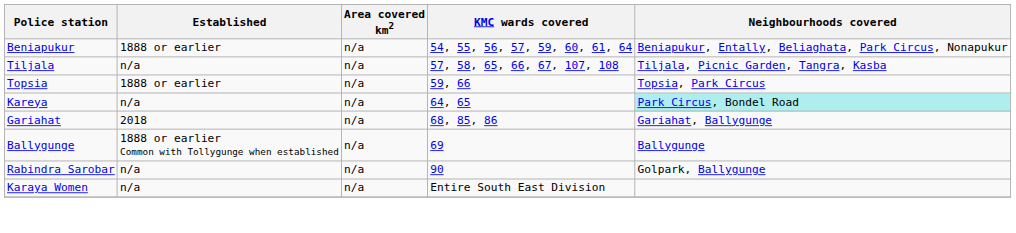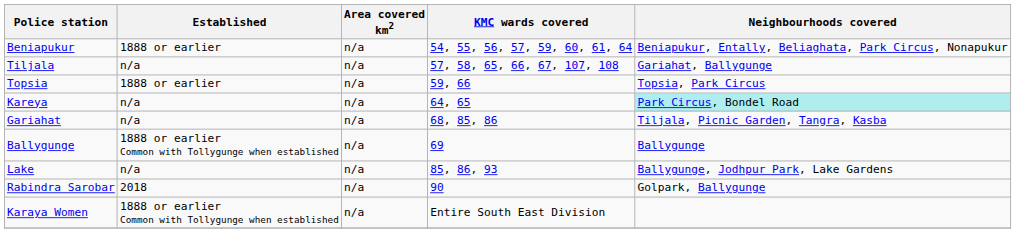(762, 66) Tiljala, Picnic Garden, Tangra, Kasba -> (705, 66) Gariahat, Ballygunge
(134, 120) 2018 -> (130, 120) n/a
(705, 120) Gariahat, Ballygunge -> (762, 120) Tiljala, Picnic Garden, Tangra, Kasba
+ row: (21, 170)
(130, 170) n/a -> (134, 188) 2018
(130, 188) n/a -> (229, 213) 1888 or earlier Common with Tollygunge when established
